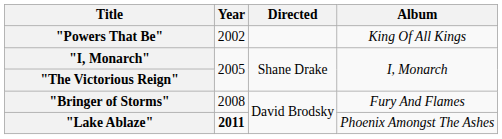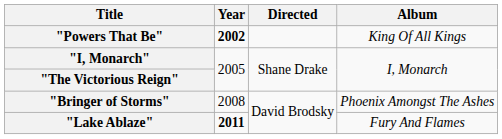(231, 36) normal -> (231, 36) bold
(417, 101) Fury And Flames -> (417, 101) Phoenix Amongst The Ashes
(417, 123) Phoenix Amongst The Ashes -> (417, 123) Fury And Flames
